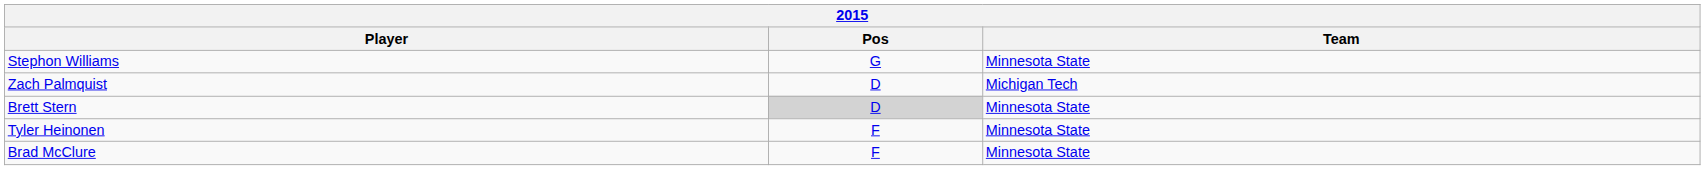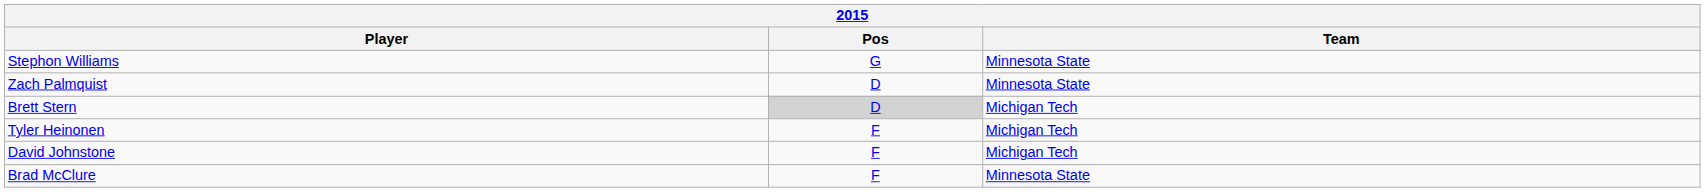(1032, 84) Michigan Tech -> (1038, 84) Minnesota State
(1038, 107) Minnesota State -> (1032, 107) Michigan Tech
(1038, 130) Minnesota State -> (1032, 130) Michigan Tech
+ row: (61, 152)
